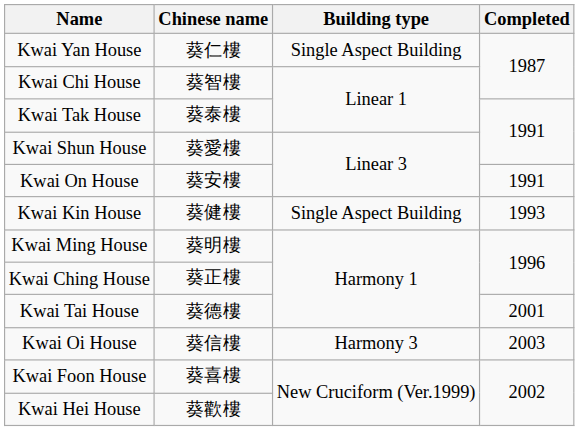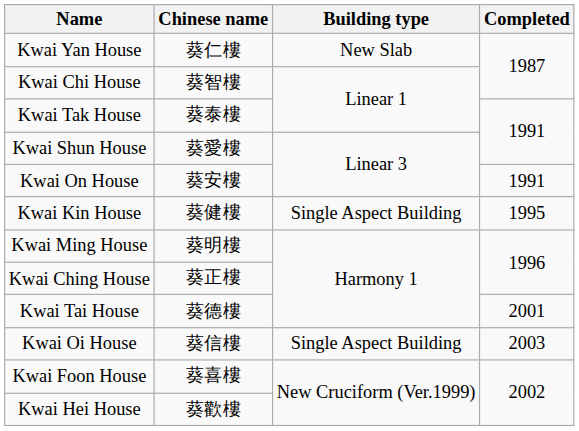(376, 49) Single Aspect Building -> (376, 49) New Slab
(527, 213) 1993 -> (527, 213) 1995
(376, 343) Harmony 3 -> (376, 343) Single Aspect Building
